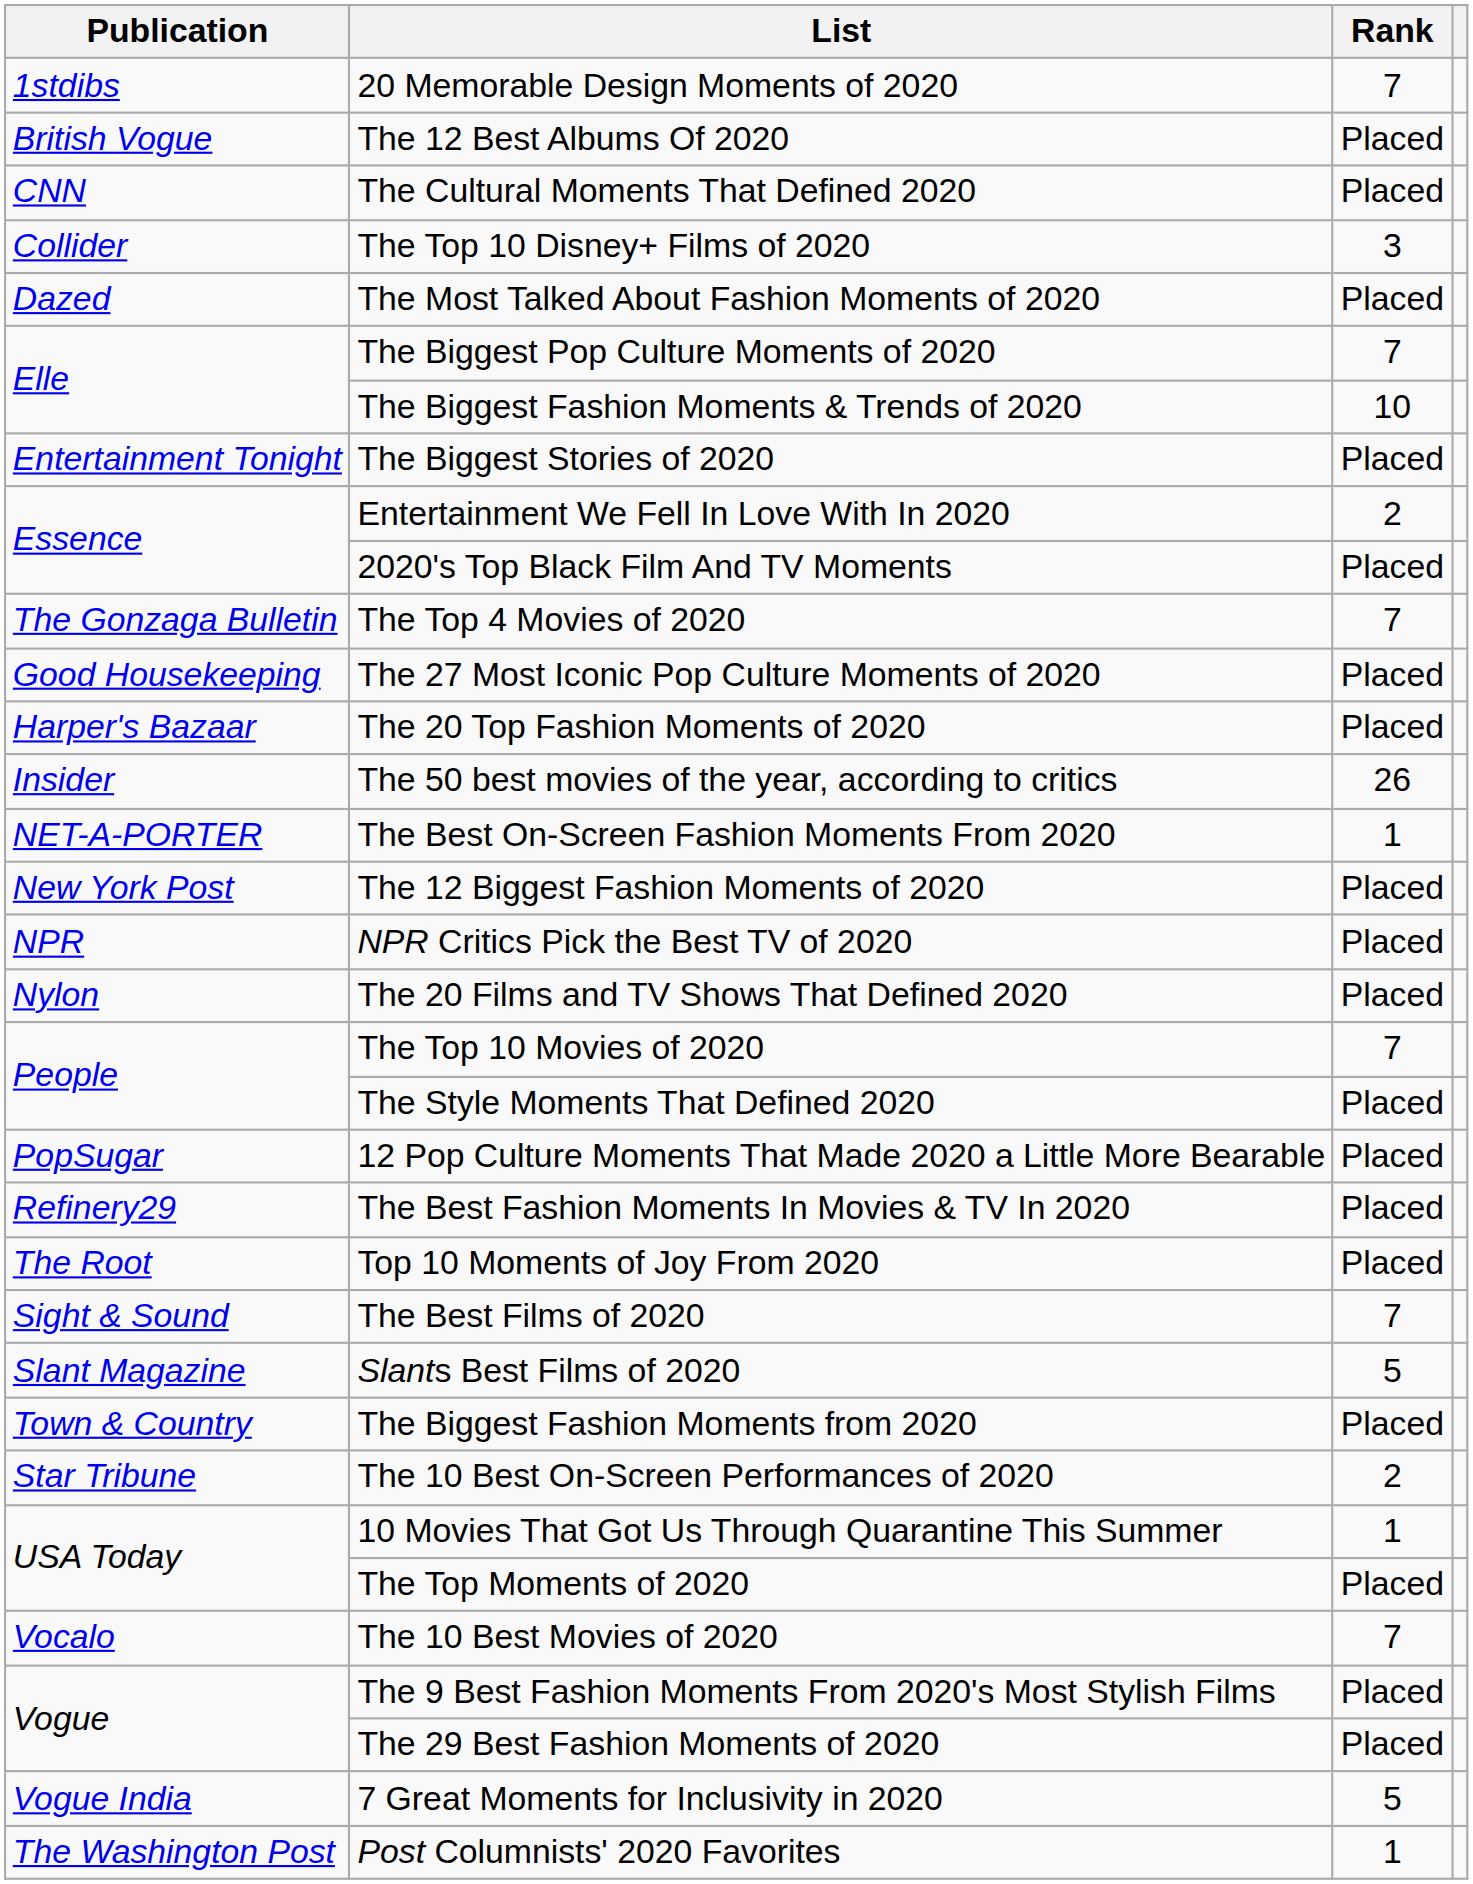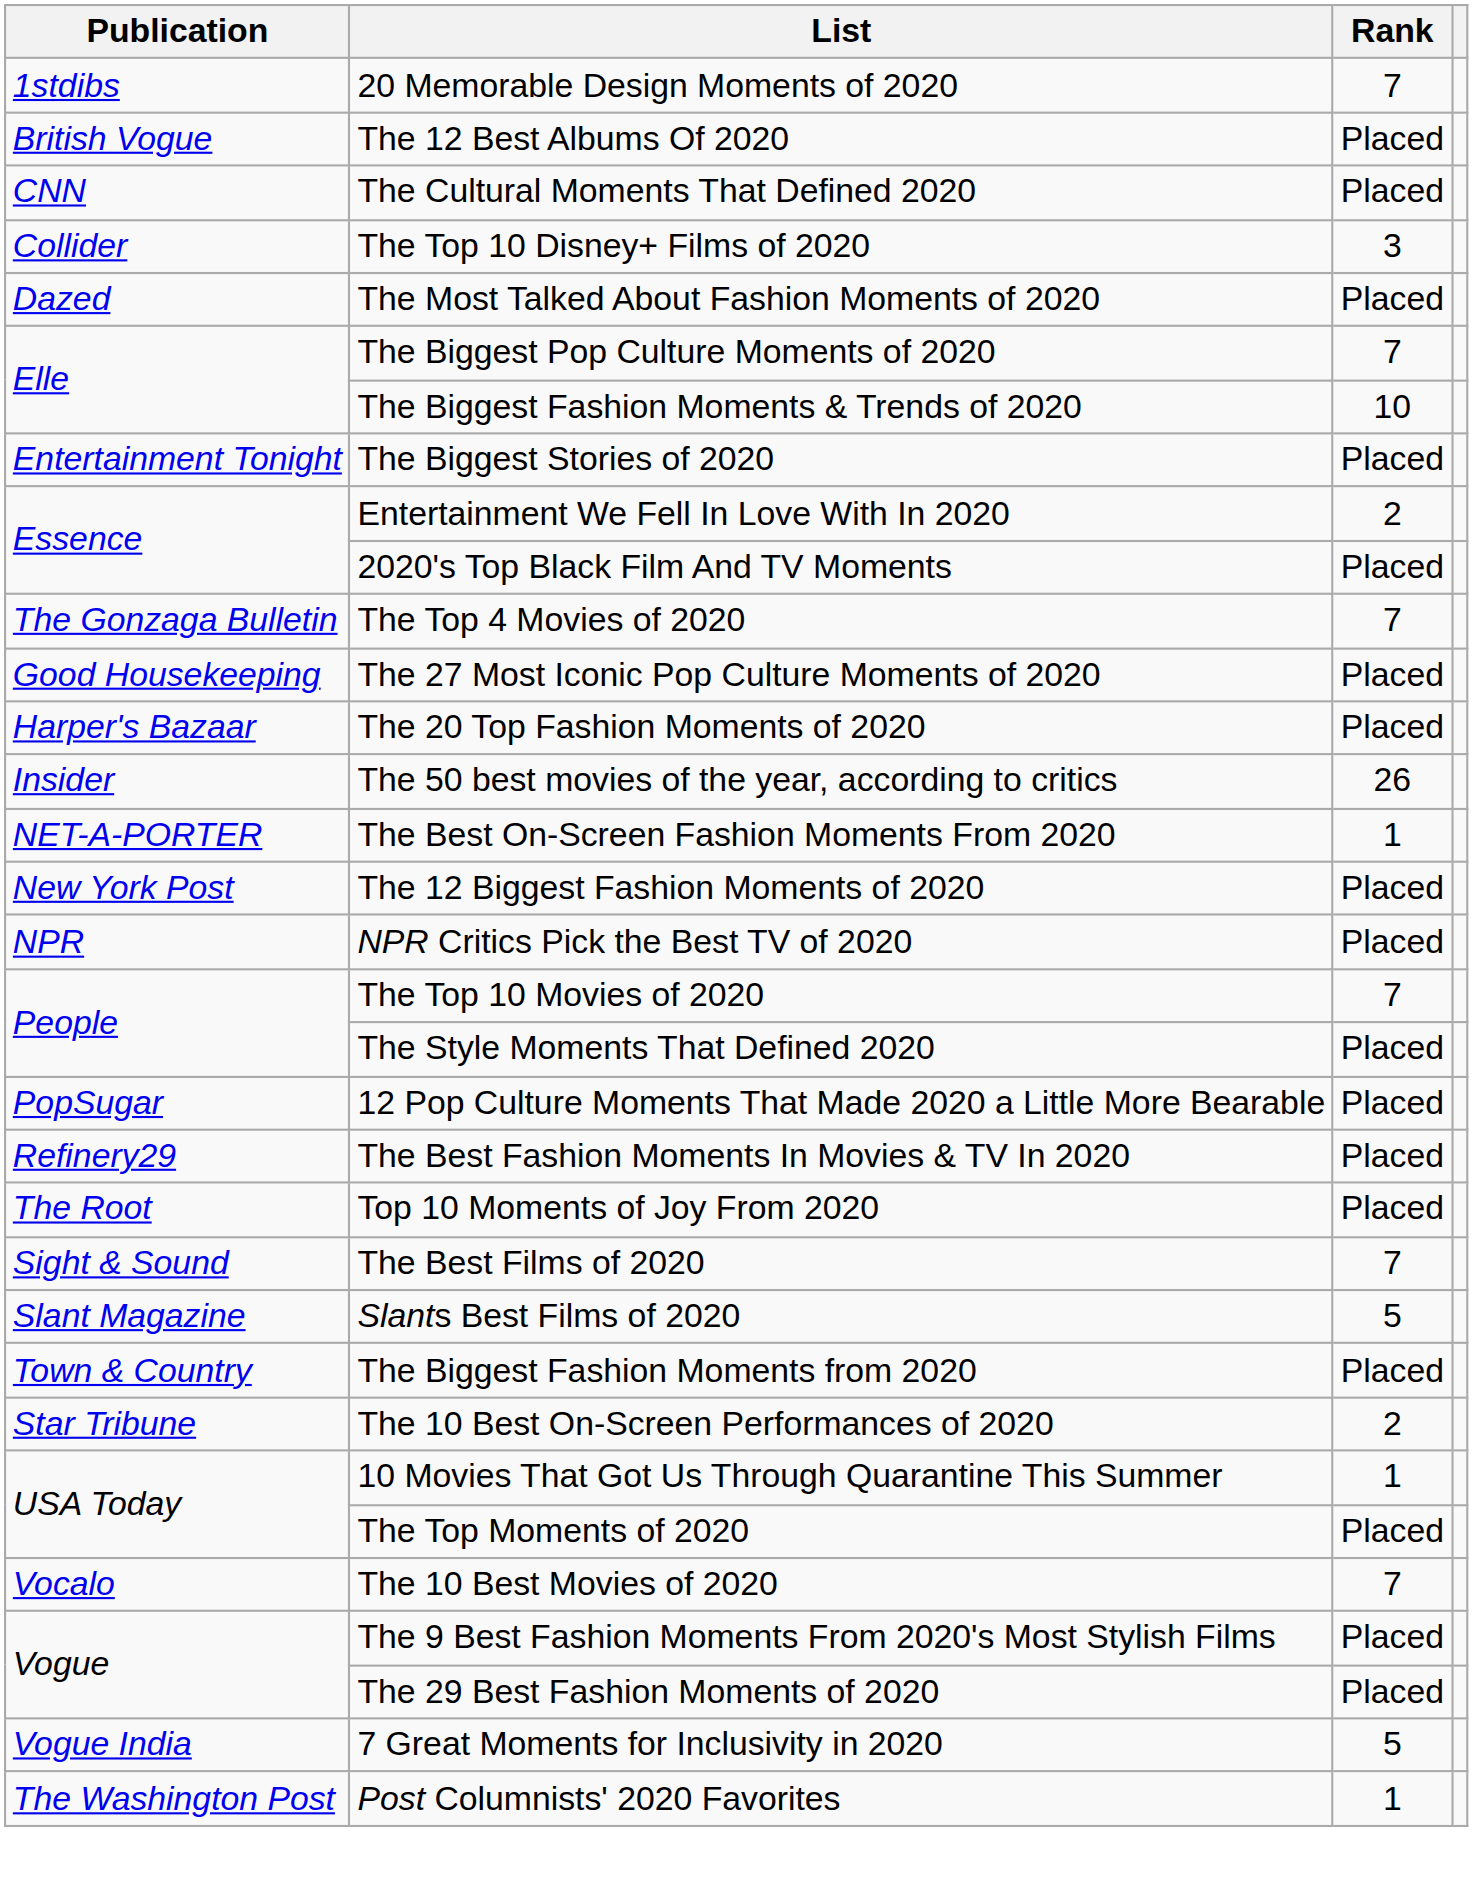- row: (712, 995)
